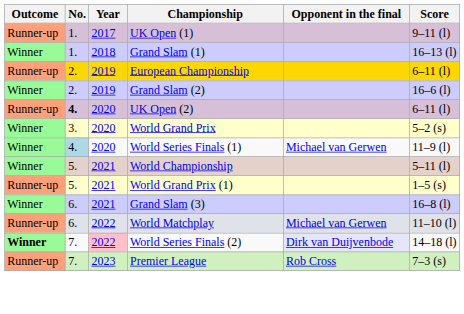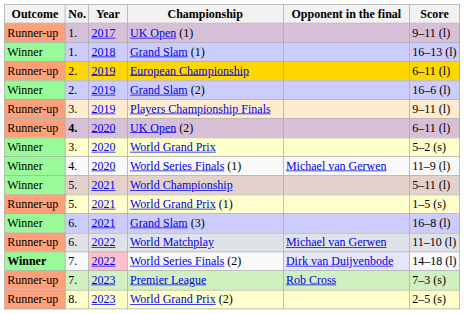+ row: (200, 109)
(73, 147) lightblue background -> (73, 166) no background
+ row: (181, 299)
